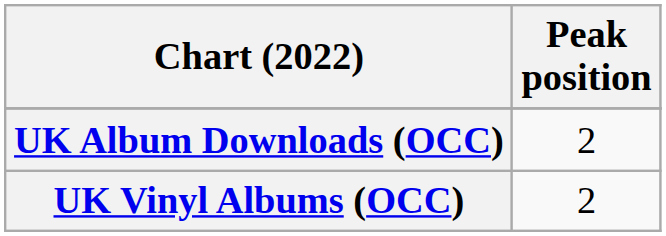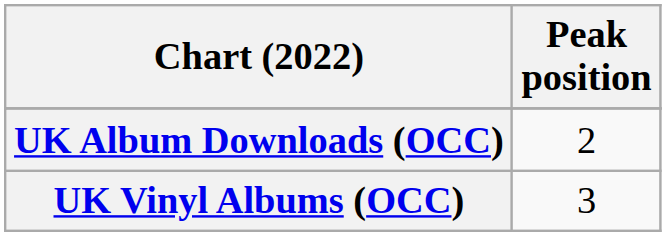(587, 199) 2 -> (587, 199) 3
